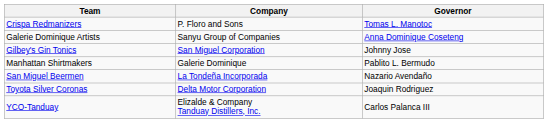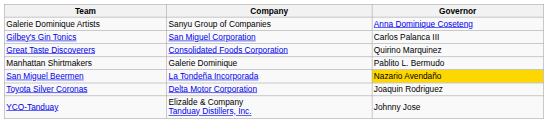- row: (44, 24)
(388, 50) Johnny Jose -> (407, 37) Carlos Palanca III
+ row: (51, 50)
(398, 76) no background -> (408, 76) gold background
(397, 107) Carlos Palanca III -> (397, 107) Johnny Jose
